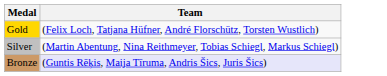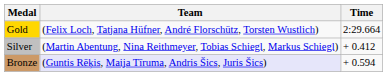+ column: (362, 12)
